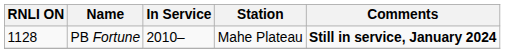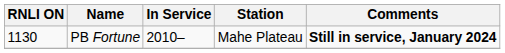(22, 37) 1128 -> (22, 37) 1130
